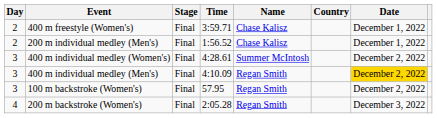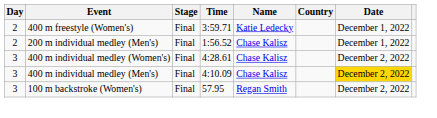(262, 27) Chase Kalisz -> (265, 27) Katie Ledecky
(273, 58) Summer McIntosh -> (262, 58) Chase Kalisz
(262, 74) Regan Smith -> (262, 74) Chase Kalisz
- row: (85, 105)
